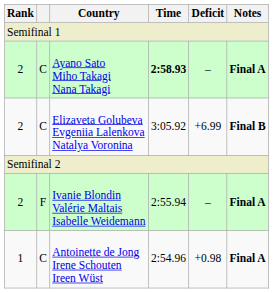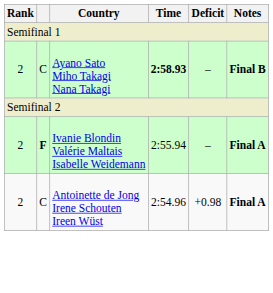(248, 69) Final A -> (248, 69) Final B
- row: (98, 133)
(43, 202) normal -> (43, 145) bold
(20, 259) 1 -> (20, 202) 2
